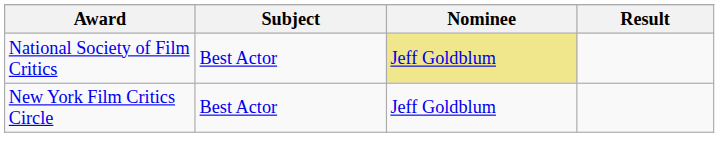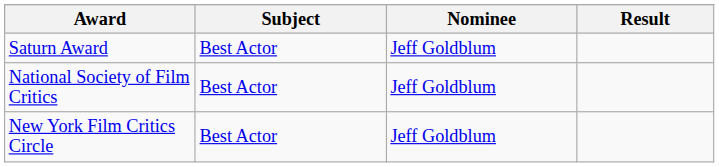+ row: (58, 47)
(443, 58) khaki background -> (443, 87) no background
